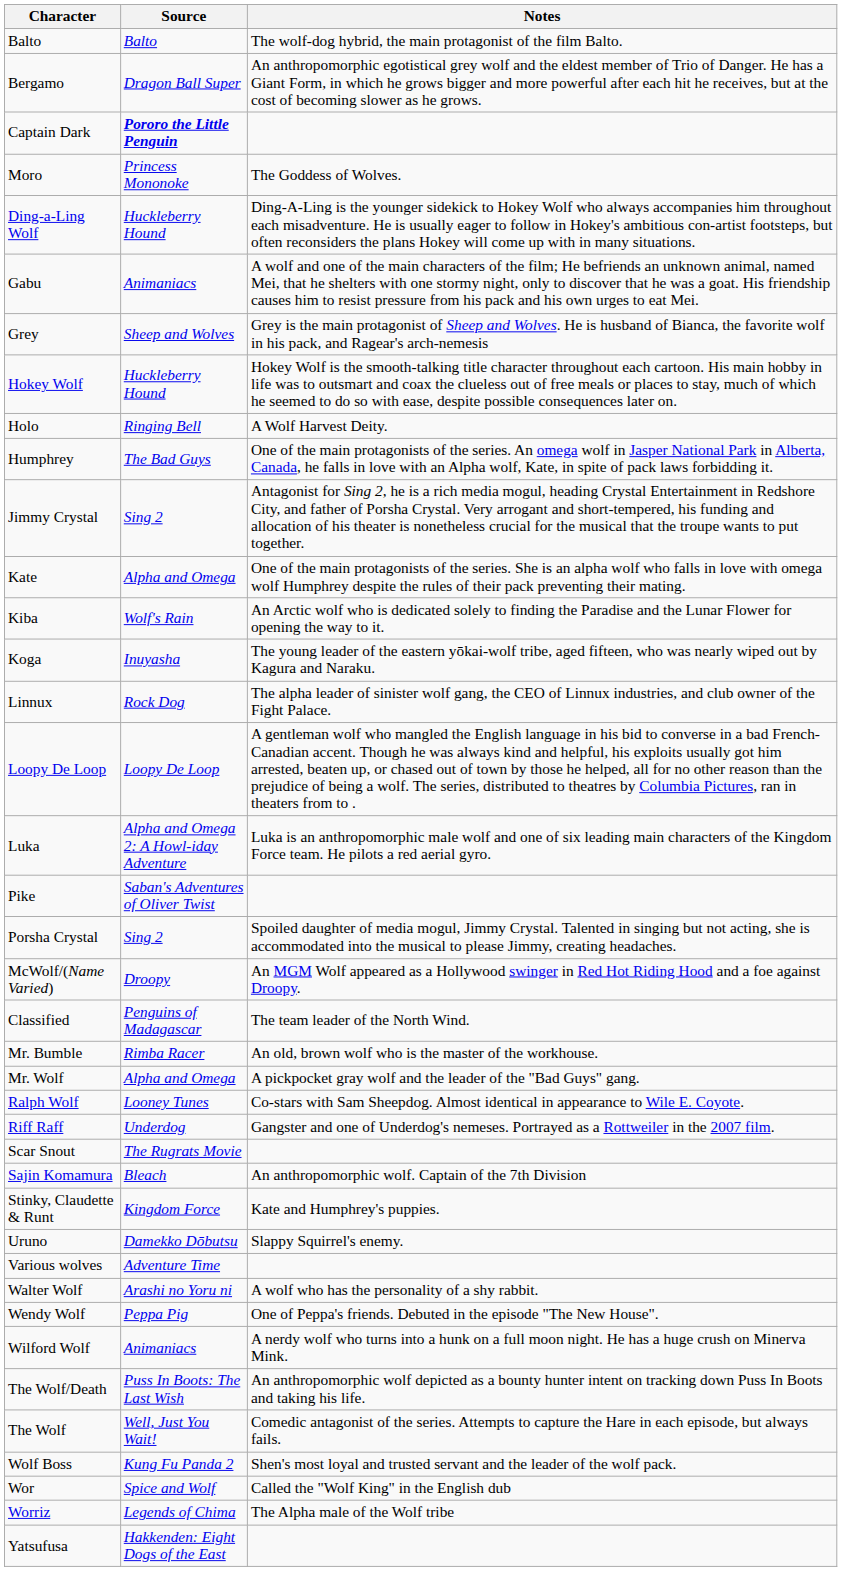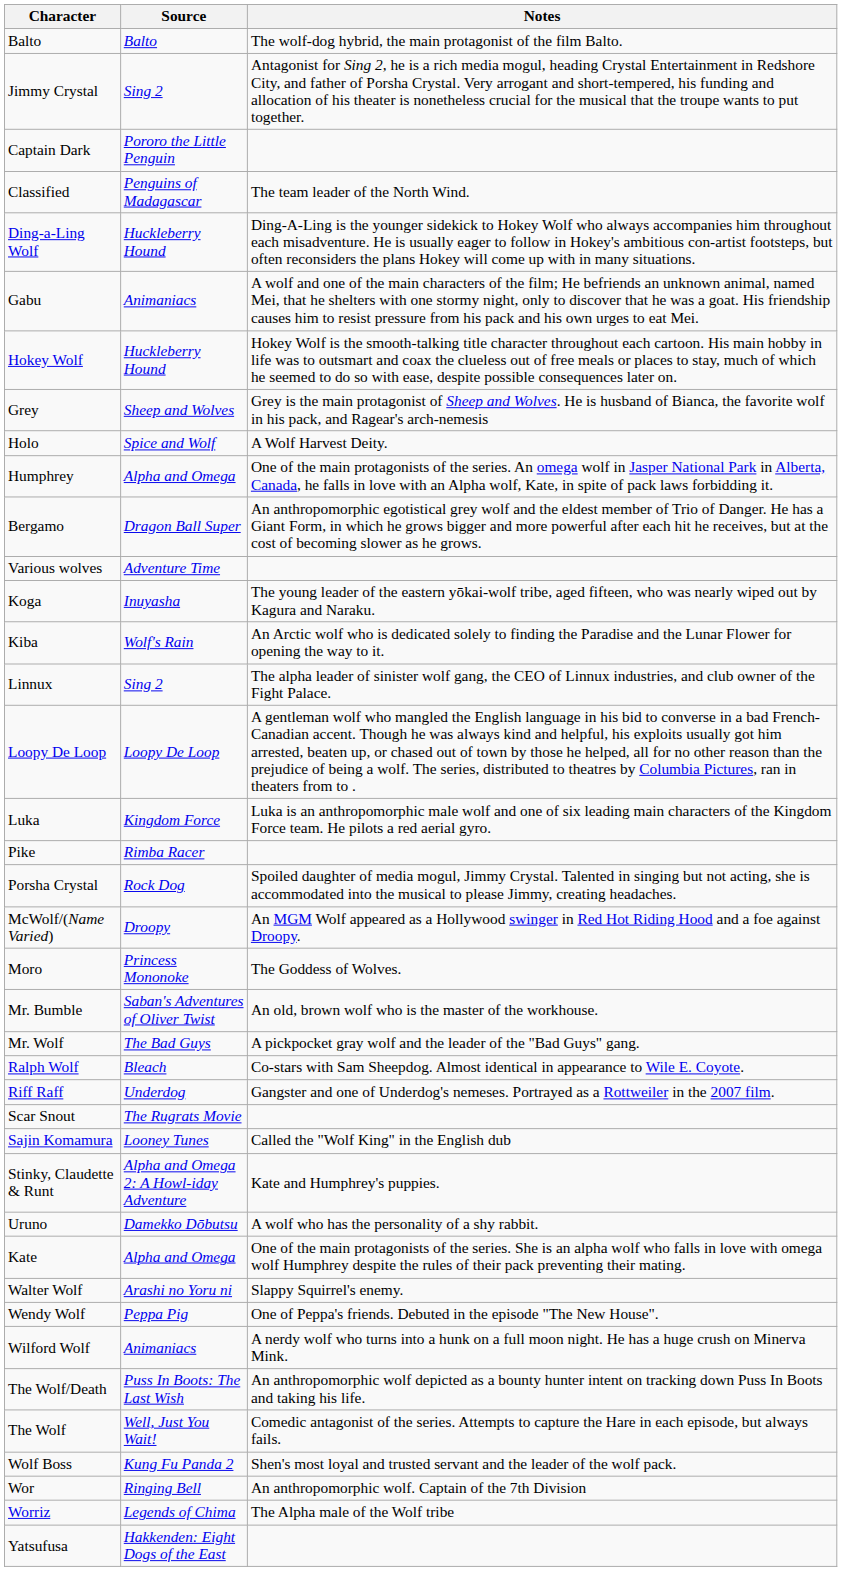rows swapped: (36, 82) <-> (53, 517)
(176, 132) bold -> (175, 150) normal
rows swapped: (39, 1020) <-> (25, 174)
rows swapped: (23, 334) <-> (45, 384)
(162, 426) Ringing Bell -> (170, 443) Spice and Wolf
(167, 458) The Bad Guys -> (180, 476) Alpha and Omega
rows swapped: (23, 576) <-> (55, 1265)
rows swapped: (23, 618) <-> (25, 660)
(154, 701) Rock Dog -> (143, 684) Sing 2
(180, 845) Alpha and Omega 2: A Howl-iday Adventure -> (172, 819) Kingdom Force
(184, 895) Saban's Adventures of Oliver Twist -> (164, 852) Rimba Racer
(143, 937) Sing 2 -> (154, 885) Rock Dog
(164, 1053) Rimba Racer -> (184, 1010) Saban's Adventures of Oliver Twist
(180, 1078) Alpha and Omega -> (167, 1043) The Bad Guys
(166, 1102) Looney Tunes -> (145, 1067) Bleach
(145, 1175) Bleach -> (166, 1140) Looney Tunes
(419, 1175) An anthropomorphic wolf. Captain of the 7th Division -> (381, 1140) Called the "Wolf King" in the English dub
(172, 1208) Kingdom Force -> (180, 1182) Alpha and Omega 2: A Howl-iday Adventure
(327, 1241) Slappy Squirrel's enemy. -> (395, 1224) A wolf who has the personality of a shy rabbit.
(395, 1290) A wolf who has the personality of a shy rabbit. -> (327, 1290) Slappy Squirrel's enemy.
(170, 1488) Spice and Wolf -> (162, 1488) Ringing Bell
(381, 1488) Called the "Wolf King" in the English dub -> (419, 1488) An anthropomorphic wolf. Captain of the 7th Division
